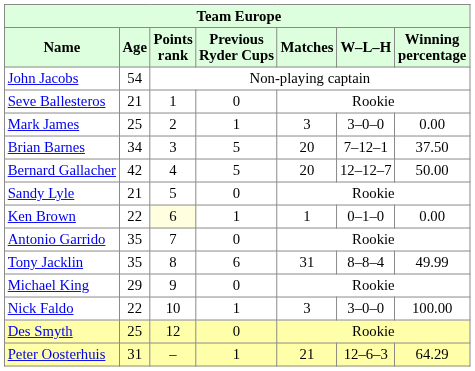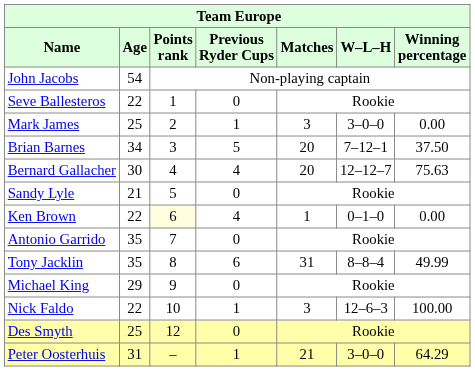(135, 101) 21 -> (135, 101) 22
(135, 170) 42 -> (135, 170) 30
(237, 170) 5 -> (237, 170) 4
(432, 170) 50.00 -> (432, 170) 75.63
(237, 216) 1 -> (237, 216) 4
(366, 308) 3–0–0 -> (366, 308) 12–6–3
(366, 354) 12–6–3 -> (366, 354) 3–0–0
